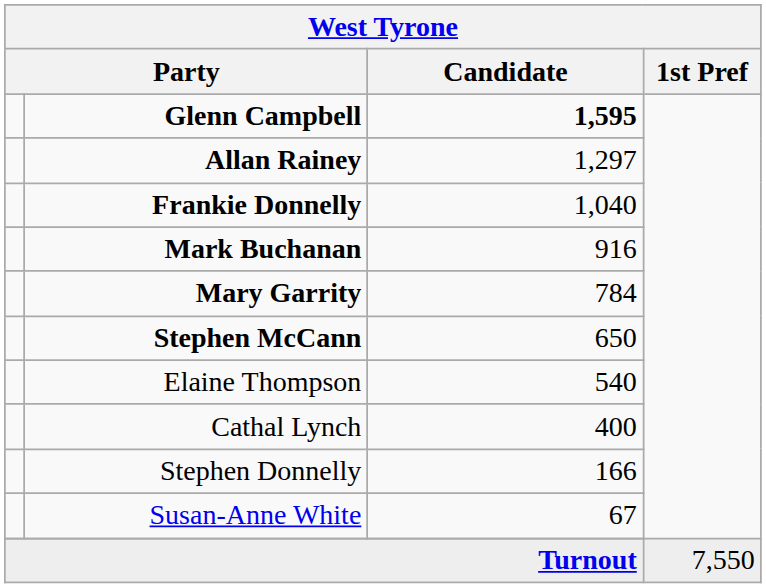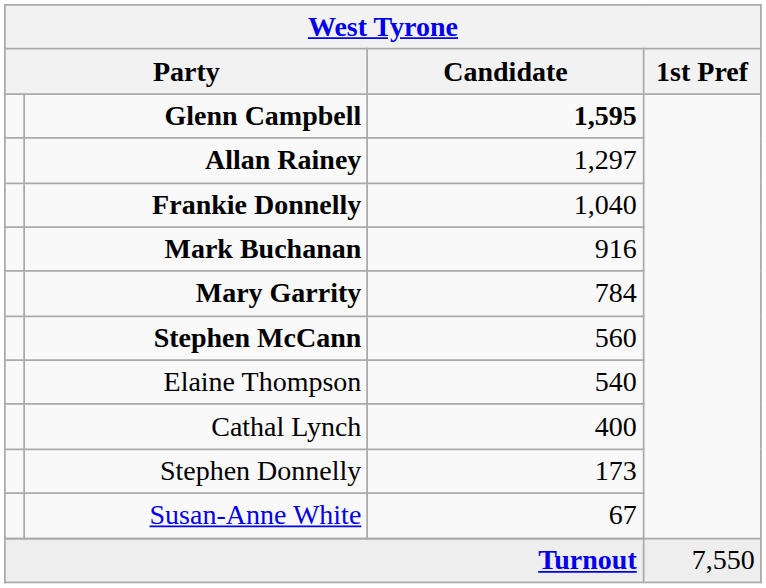(616, 337) 650 -> (616, 337) 560
(616, 470) 166 -> (616, 470) 173
